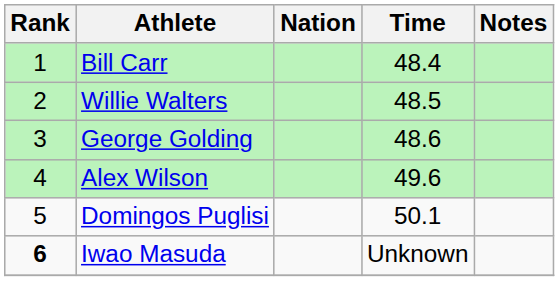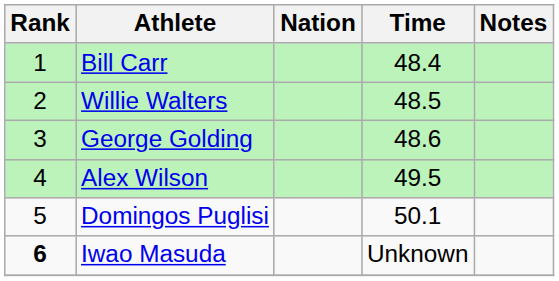(418, 178) 49.6 -> (418, 178) 49.5
